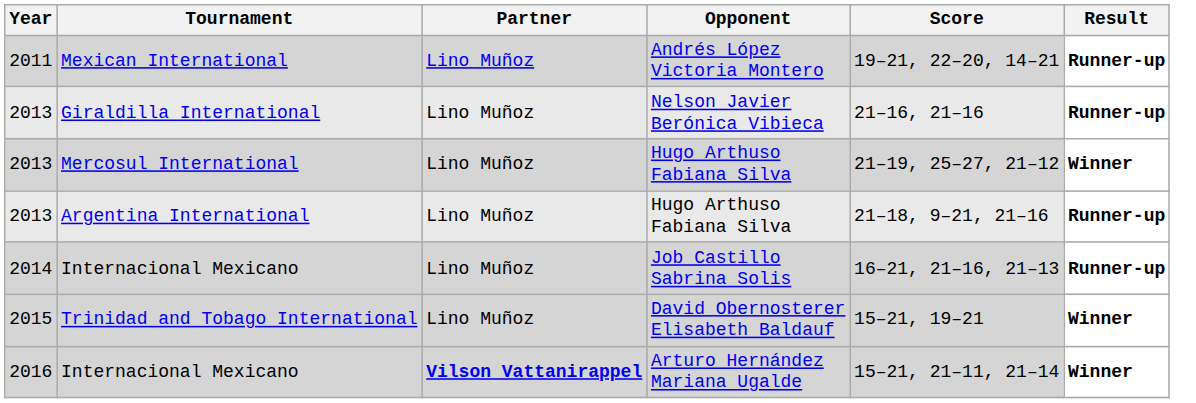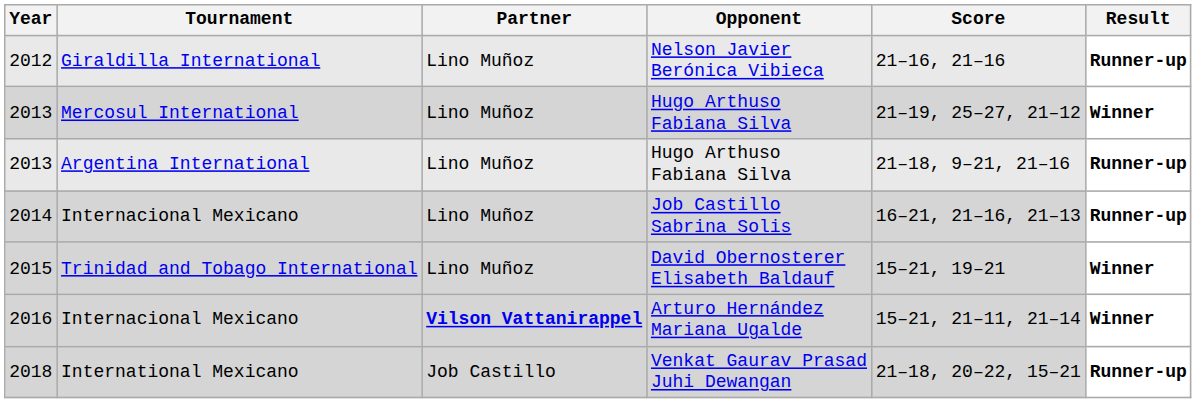- row: (174, 61)
(31, 112) 2013 -> (31, 61) 2012
+ row: (180, 372)
